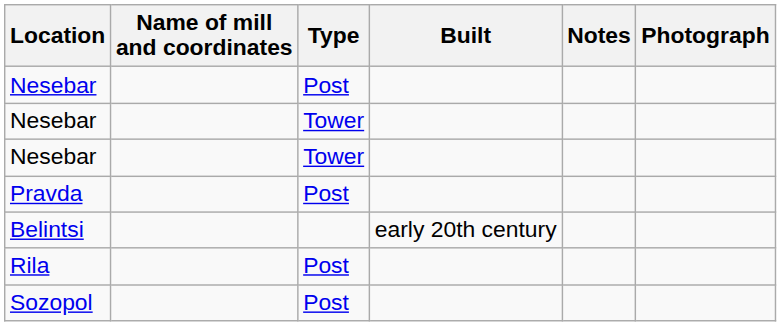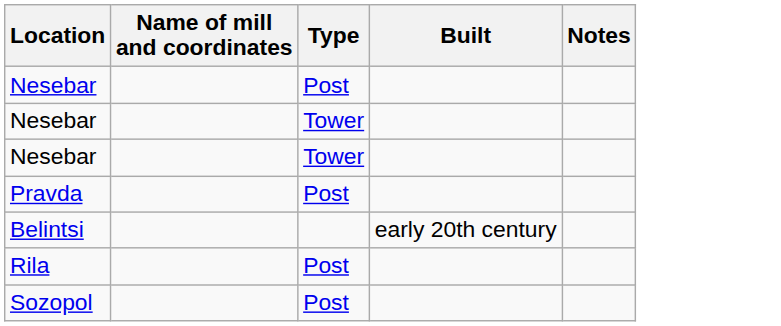- column: (705, 35)
